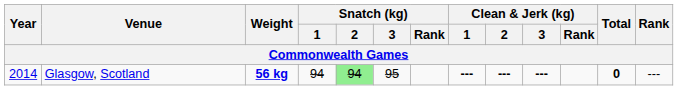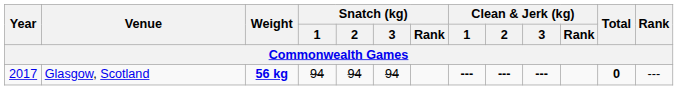(23, 74) 2014 -> (23, 74) 2017
(355, 74) lightgreen background -> (355, 74) no background
(392, 74) 95 -> (392, 74) 94
